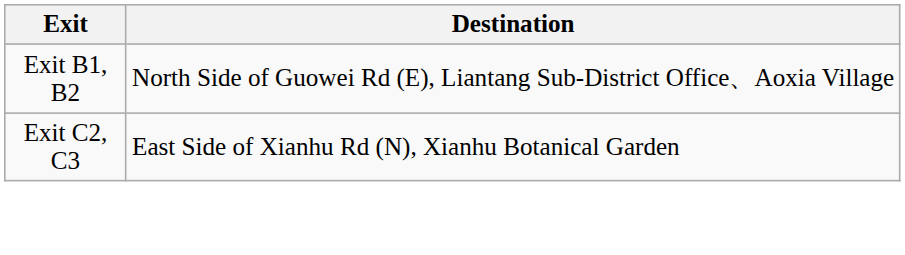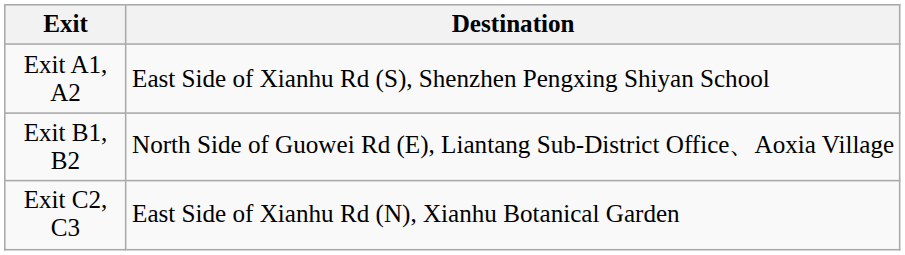+ row: (66, 78)
